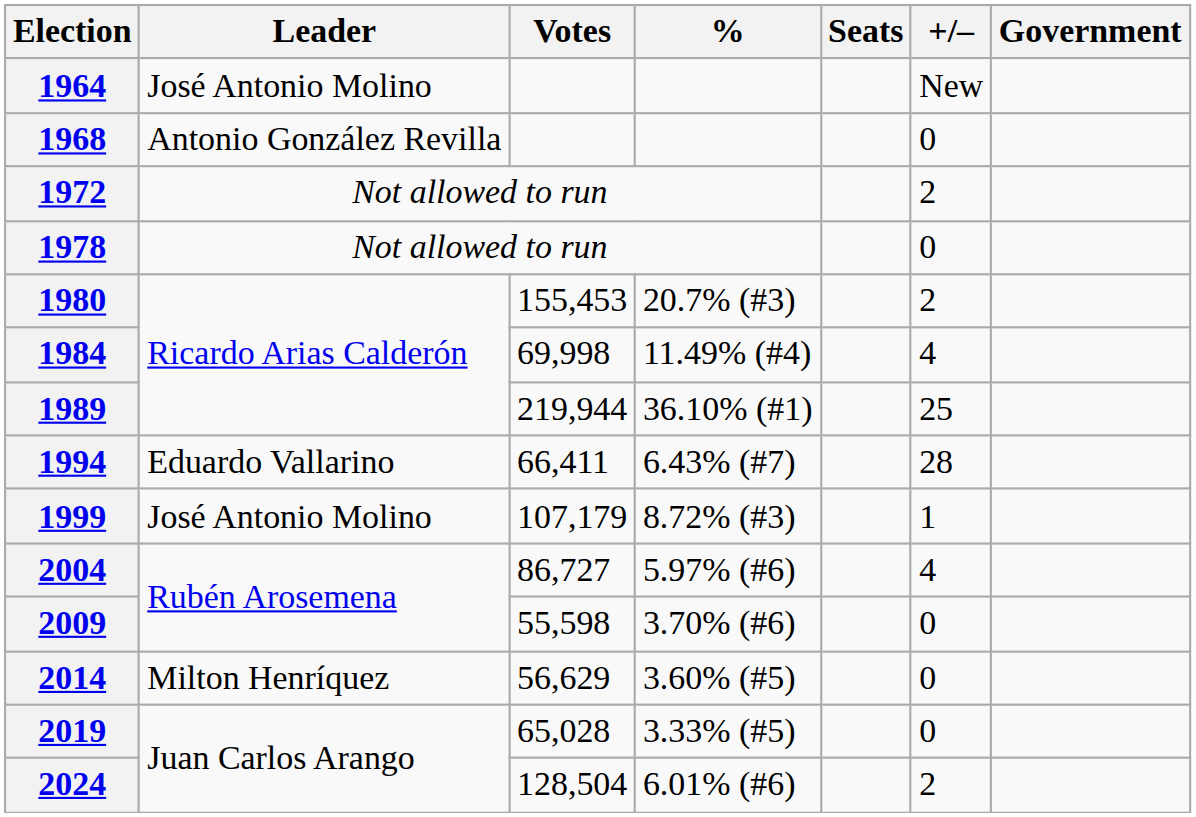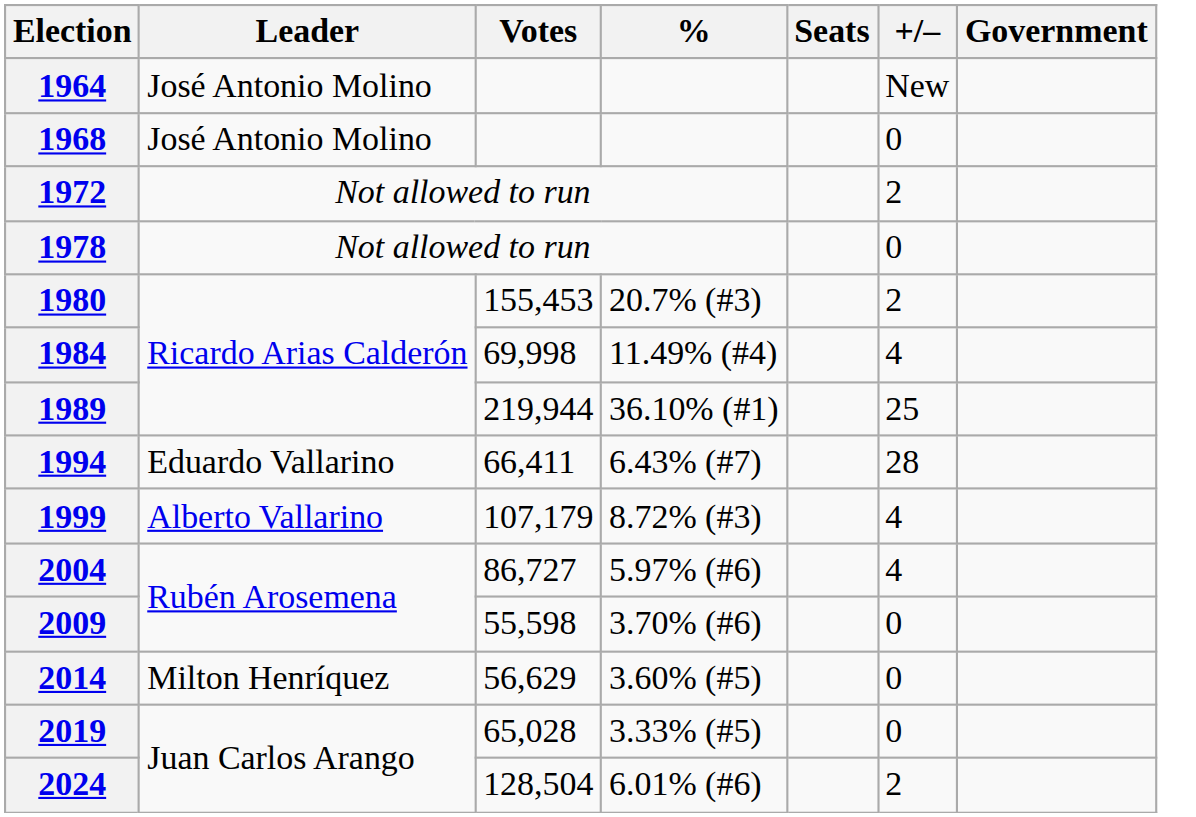(324, 138) Antonio González Revilla -> (290, 138) José Antonio Molino
(290, 515) José Antonio Molino -> (265, 515) Alberto Vallarino
(928, 515) 1 -> (894, 515) 4
